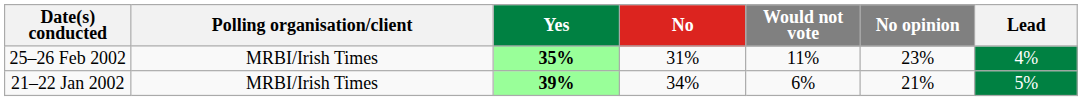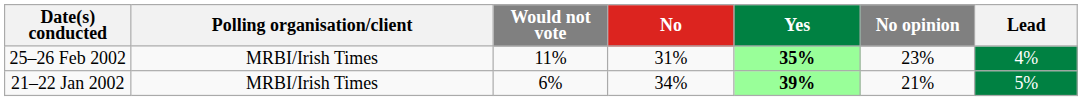columns swapped: (556, 25) <-> (803, 25)
